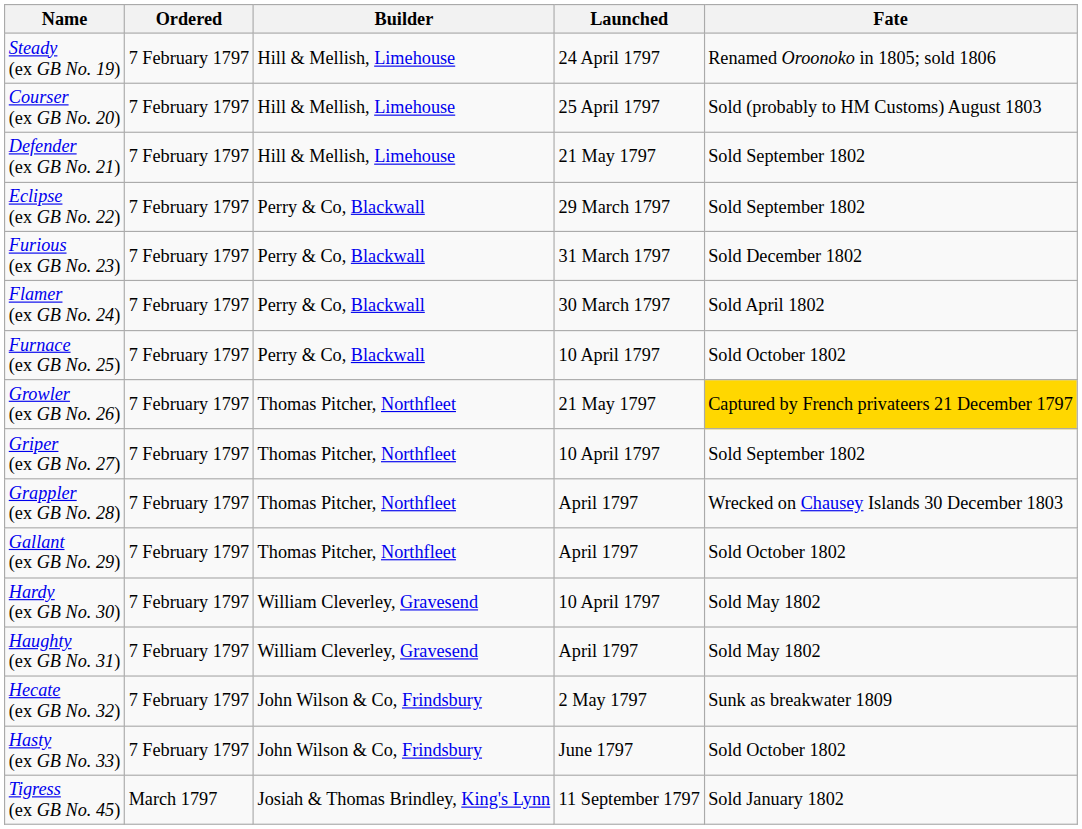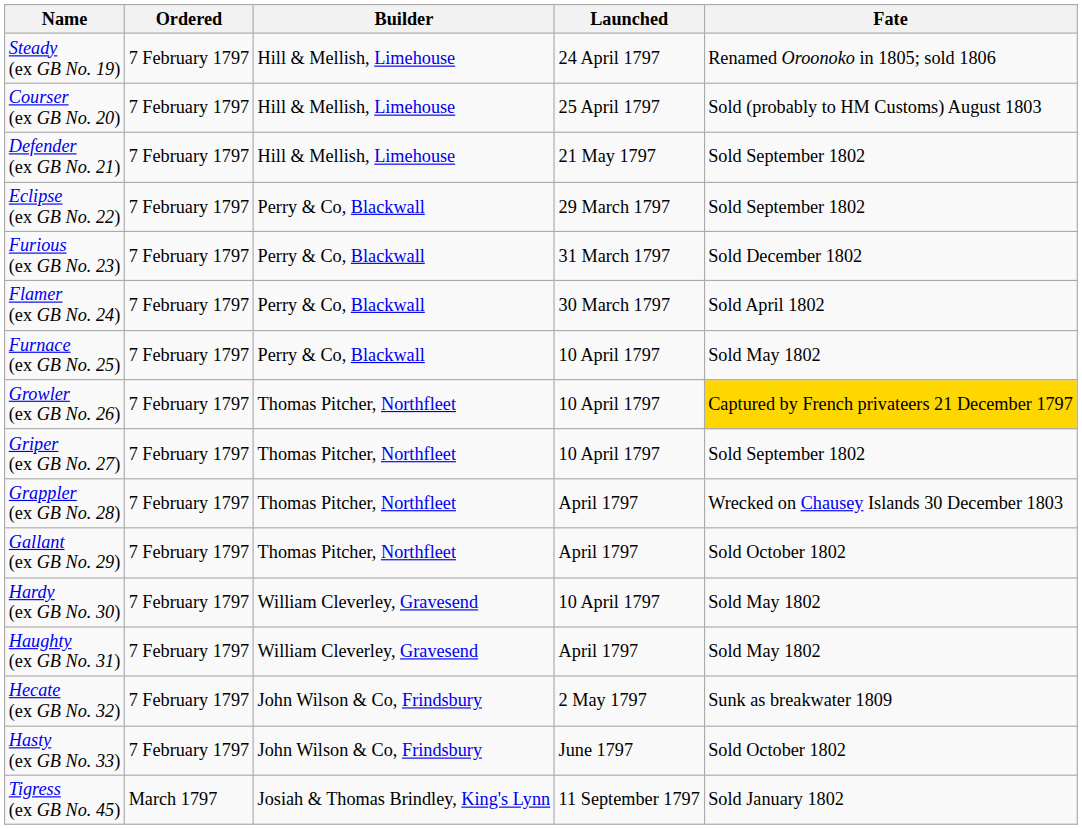(777, 354) Sold October 1802 -> (764, 354) Sold May 1802
(607, 404) 21 May 1797 -> (609, 404) 10 April 1797
